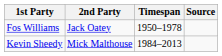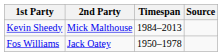rows swapped: (33, 28) <-> (35, 43)
